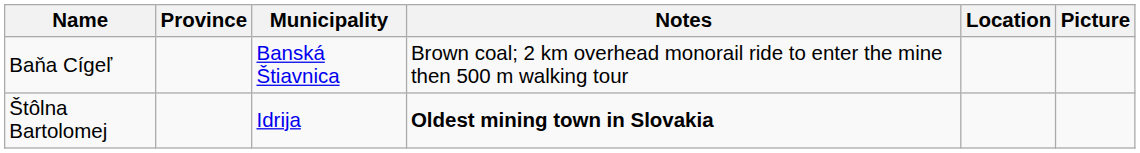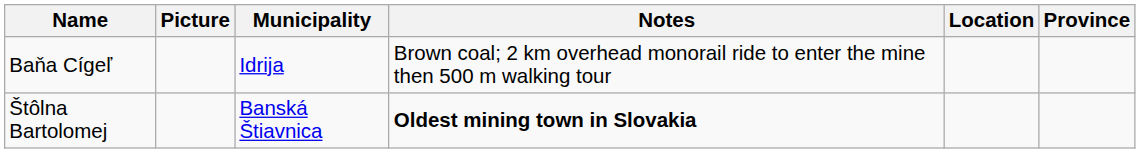columns swapped: (204, 20) <-> (1095, 20)
(298, 64) Banská Štiavnica -> (262, 64) Idrija
(279, 120) Idrija -> (281, 120) Banská Štiavnica
